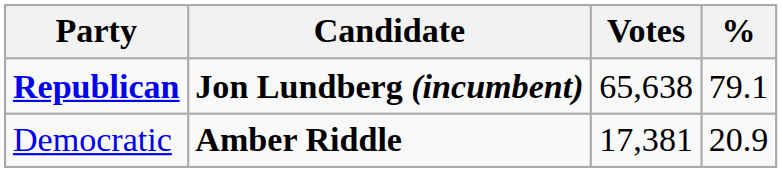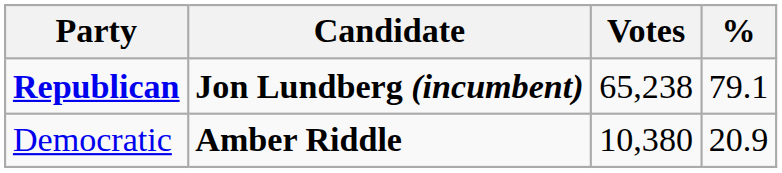(646, 85) 65,638 -> (646, 85) 65,238
(646, 139) 17,381 -> (646, 139) 10,380
